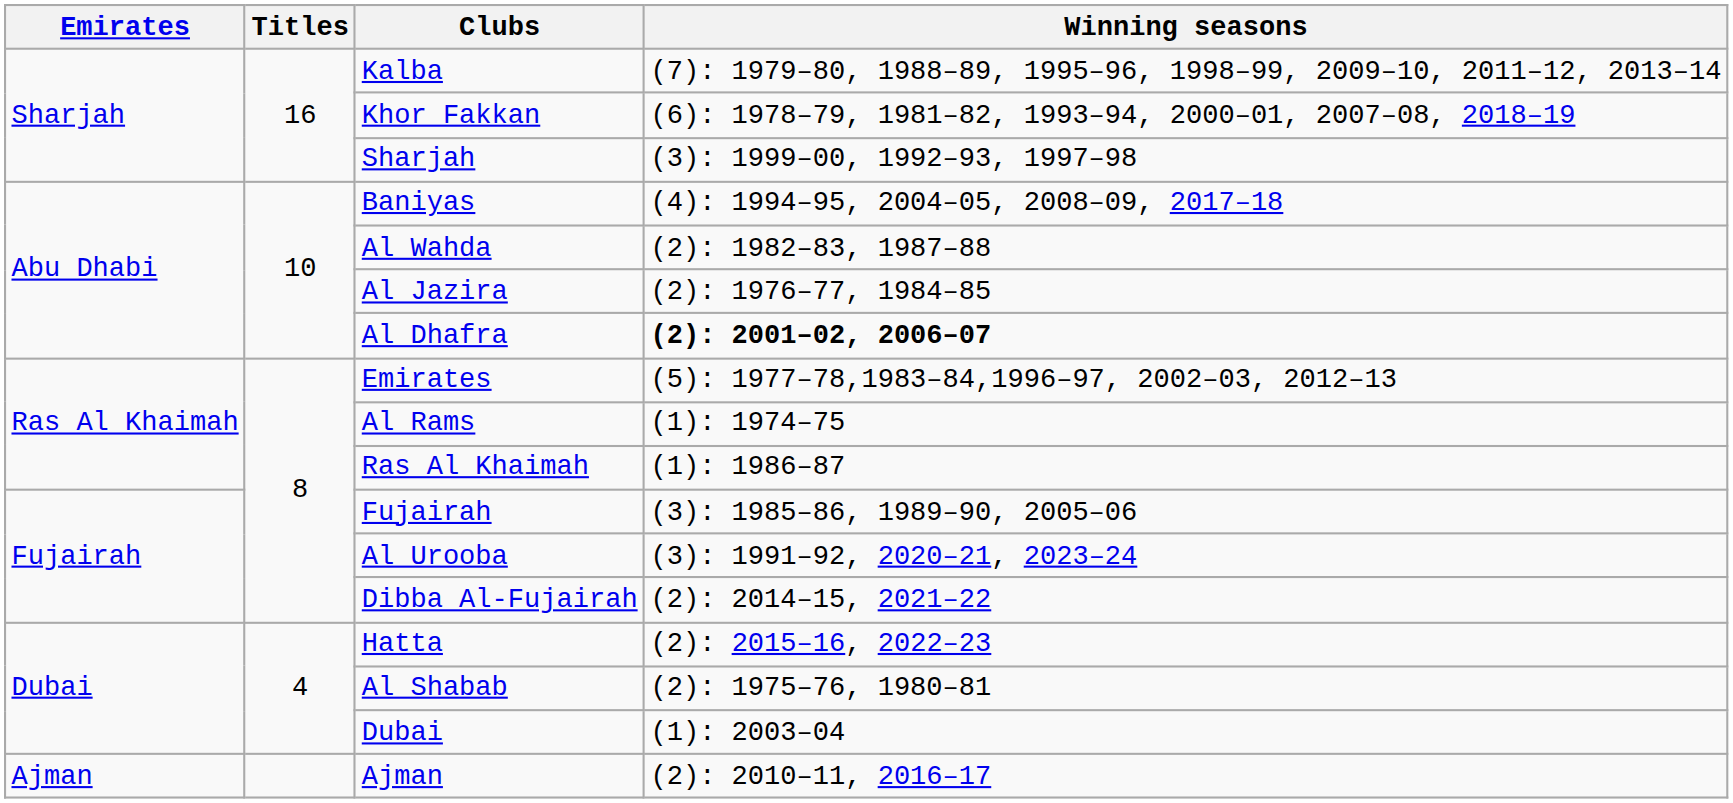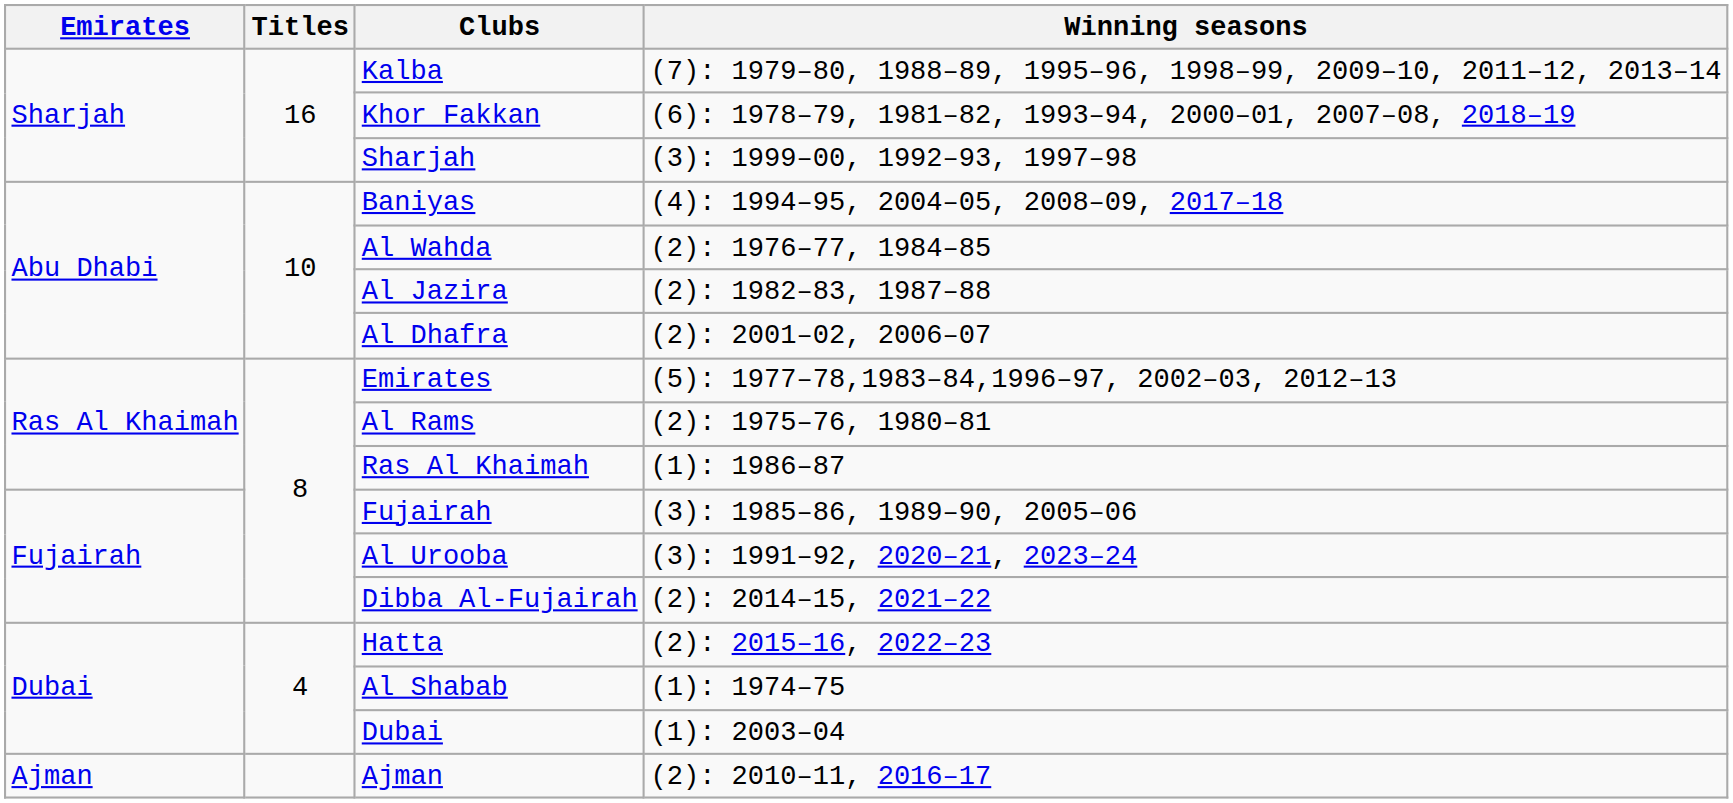(821, 247) (2): 1982–83, 1987–88 -> (821, 247) (2): 1976–77, 1984–85
(821, 291) (2): 1976–77, 1984–85 -> (821, 291) (2): 1982–83, 1987–88
(821, 336) bold -> (821, 336) normal
(748, 424) (1): 1974–75 -> (821, 424) (2): 1975–76, 1980–81
(821, 688) (2): 1975–76, 1980–81 -> (748, 688) (1): 1974–75
